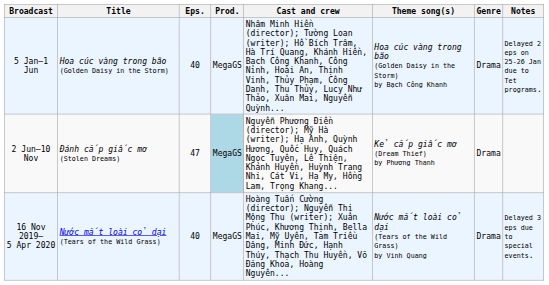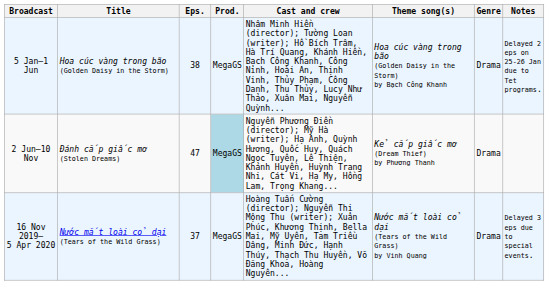(195, 66) 40 -> (195, 66) 38
(195, 236) 40 -> (195, 236) 37
